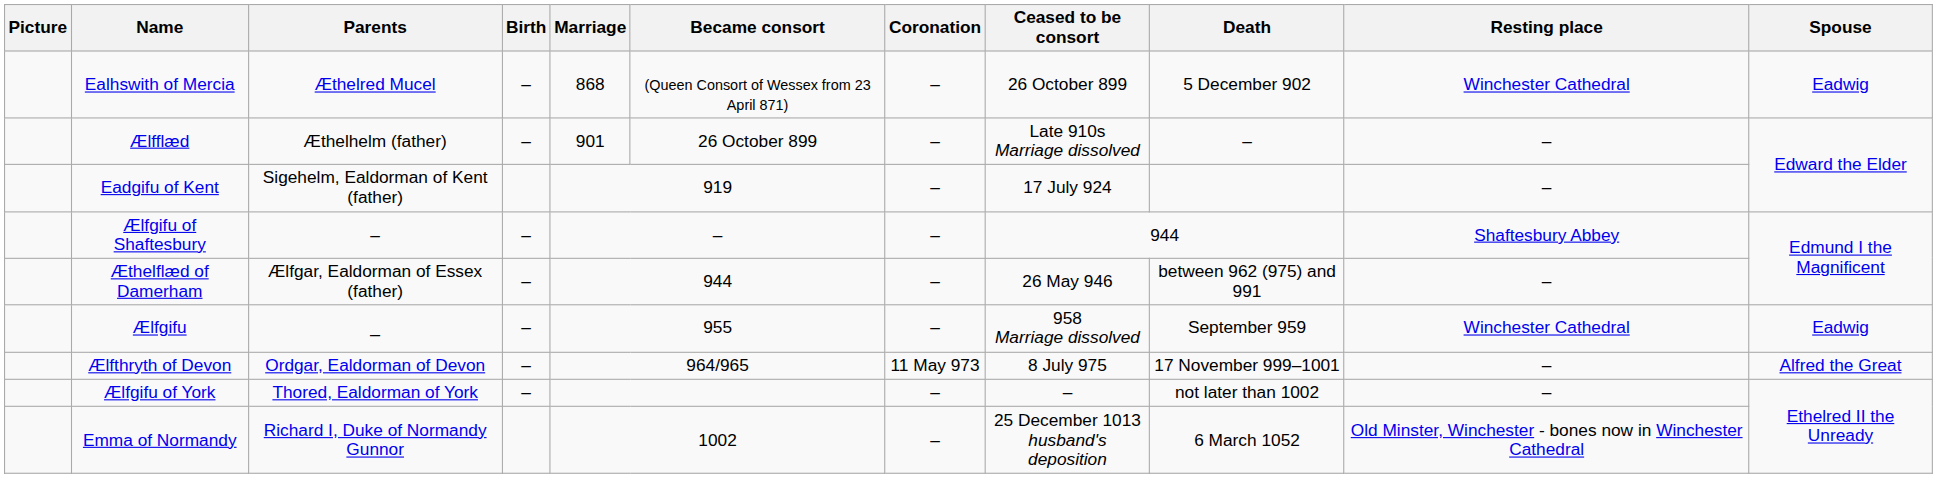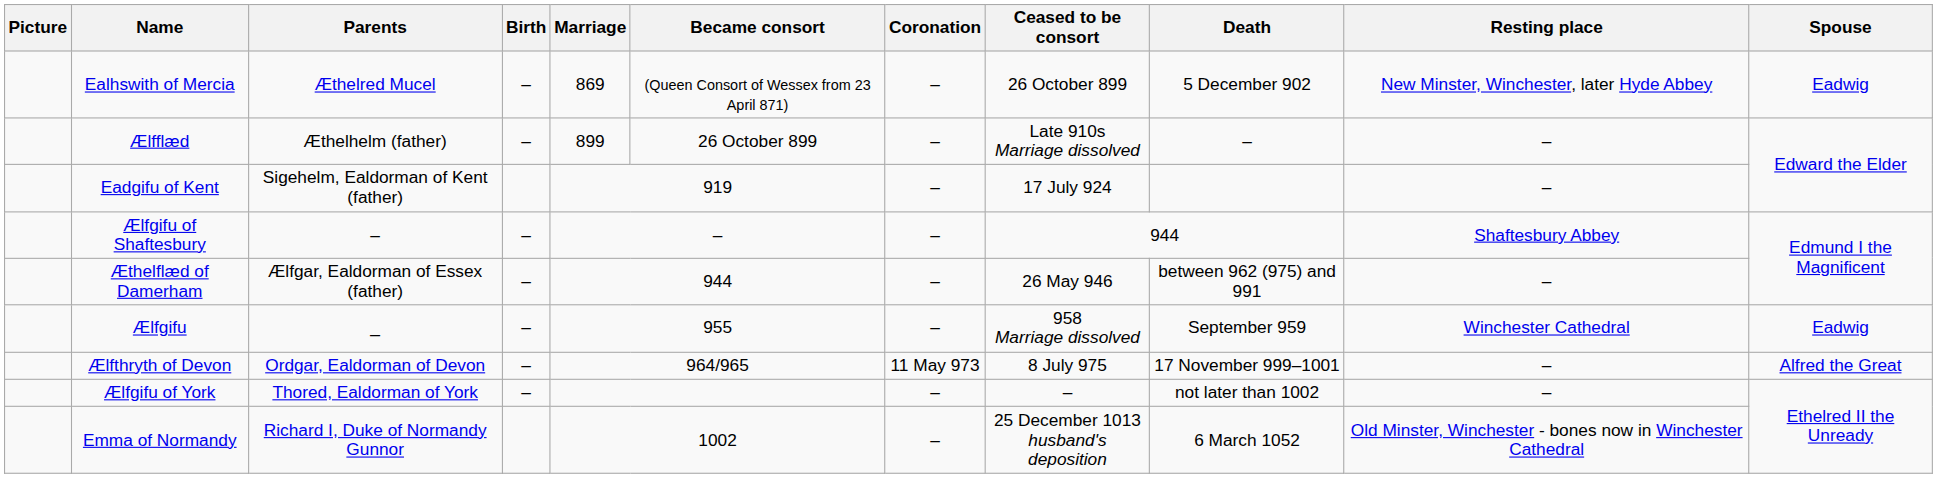(590, 84) 868 -> (590, 84) 869
(1547, 84) Winchester Cathedral -> (1547, 84) New Minster, Winchester, later Hyde Abbey
(590, 141) 901 -> (590, 141) 899
